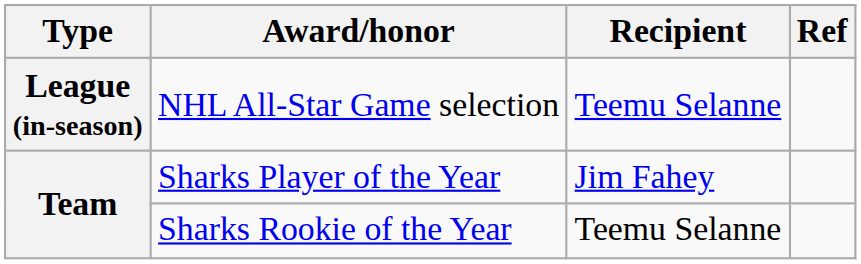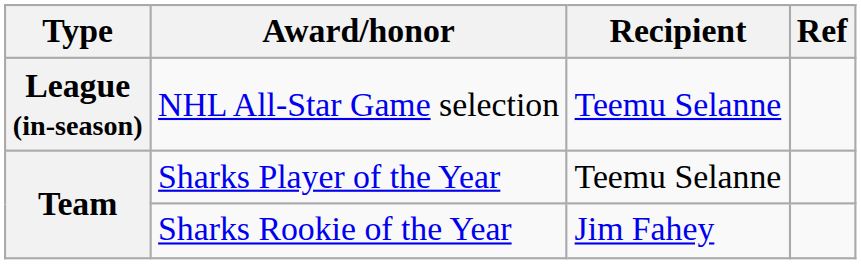(644, 176) Jim Fahey -> (678, 176) Teemu Selanne
(678, 229) Teemu Selanne -> (644, 229) Jim Fahey
